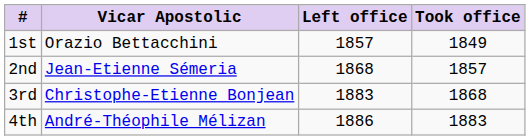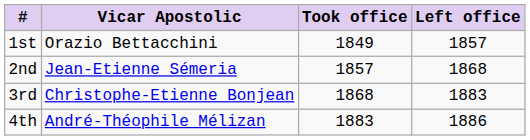columns swapped: (468, 18) <-> (355, 18)
